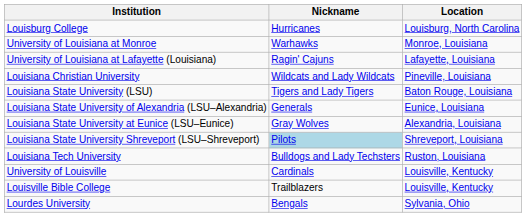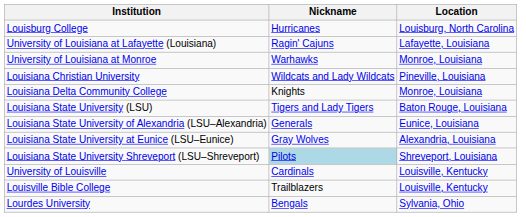rows swapped: (111, 60) <-> (81, 44)
+ row: (87, 92)
- row: (64, 156)
